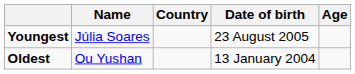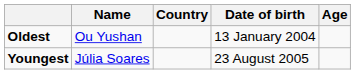rows swapped: (38, 36) <-> (29, 58)
